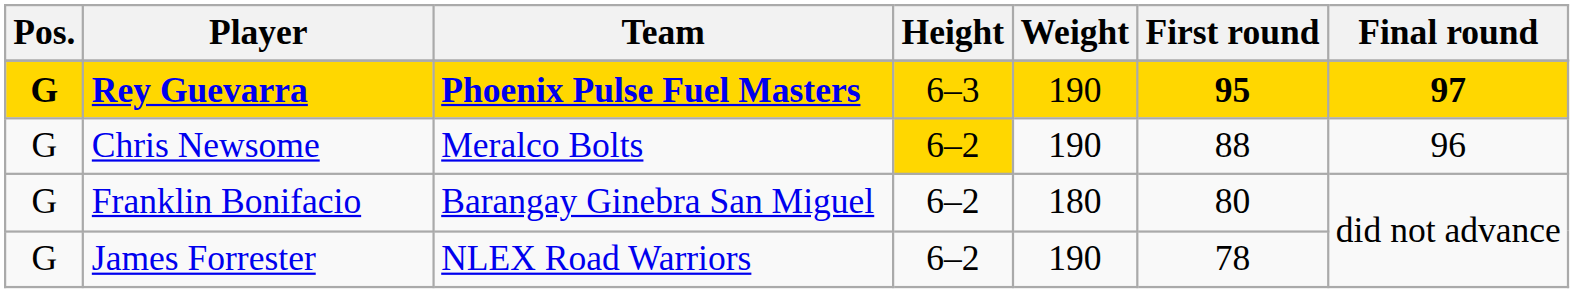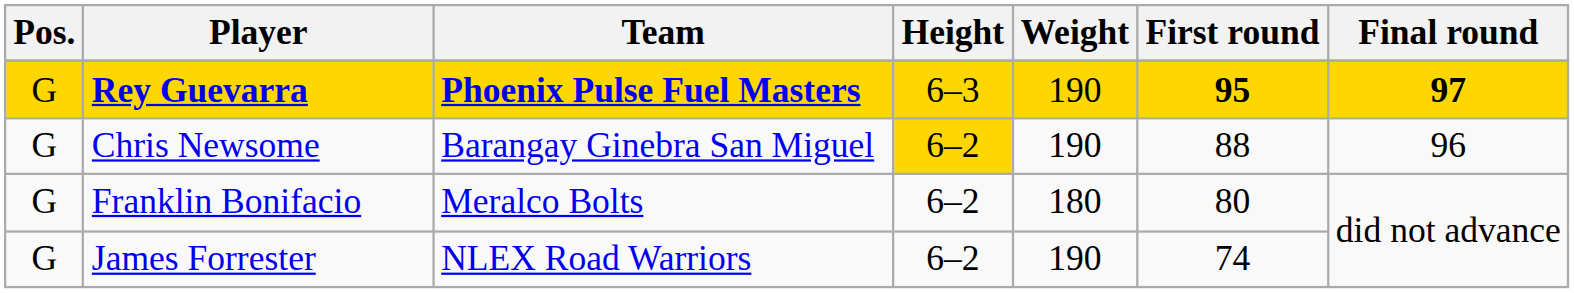(44, 88) bold -> (44, 88) normal
(542, 145) Meralco Bolts -> (658, 145) Barangay Ginebra San Miguel
(658, 201) Barangay Ginebra San Miguel -> (542, 201) Meralco Bolts
(1232, 257) 78 -> (1232, 257) 74
